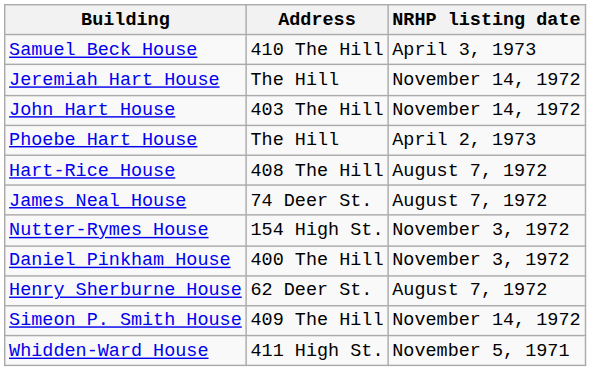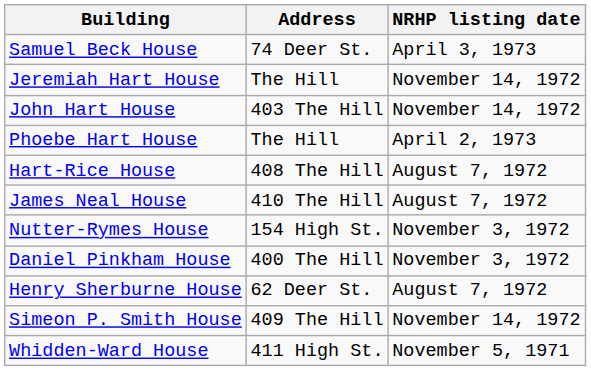(317, 50) 410 The Hill -> (311, 50) 74 Deer St.
(311, 200) 74 Deer St. -> (317, 200) 410 The Hill
